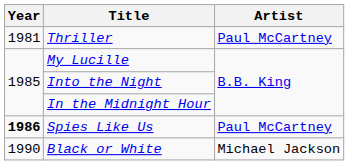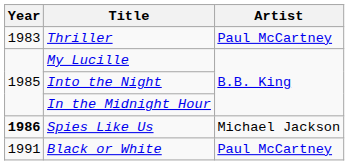(24, 38) 1981 -> (24, 38) 1983
(275, 127) Paul McCartney -> (279, 127) Michael Jackson
(24, 149) 1990 -> (24, 149) 1991
(279, 149) Michael Jackson -> (275, 149) Paul McCartney
